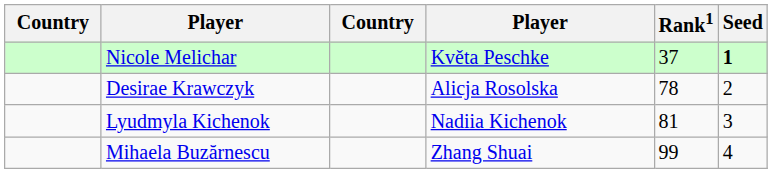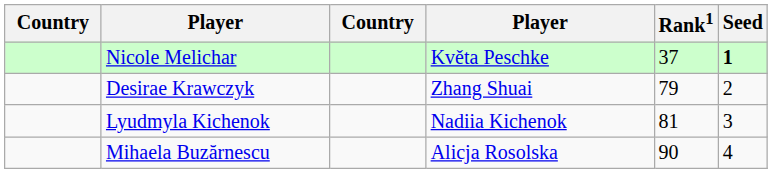(494, 89) Alicja Rosolska -> (481, 89) Zhang Shuai
(669, 89) 78 -> (669, 89) 79
(481, 152) Zhang Shuai -> (494, 152) Alicja Rosolska
(669, 152) 99 -> (669, 152) 90
